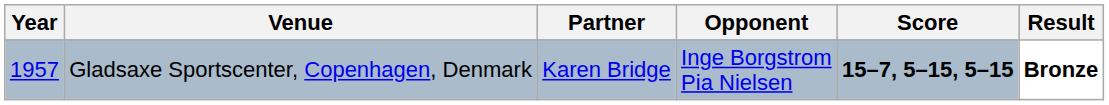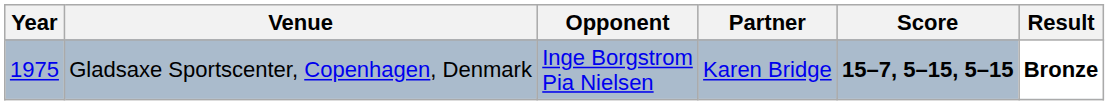columns swapped: (606, 23) <-> (756, 23)
(34, 70) 1957 -> (34, 70) 1975
